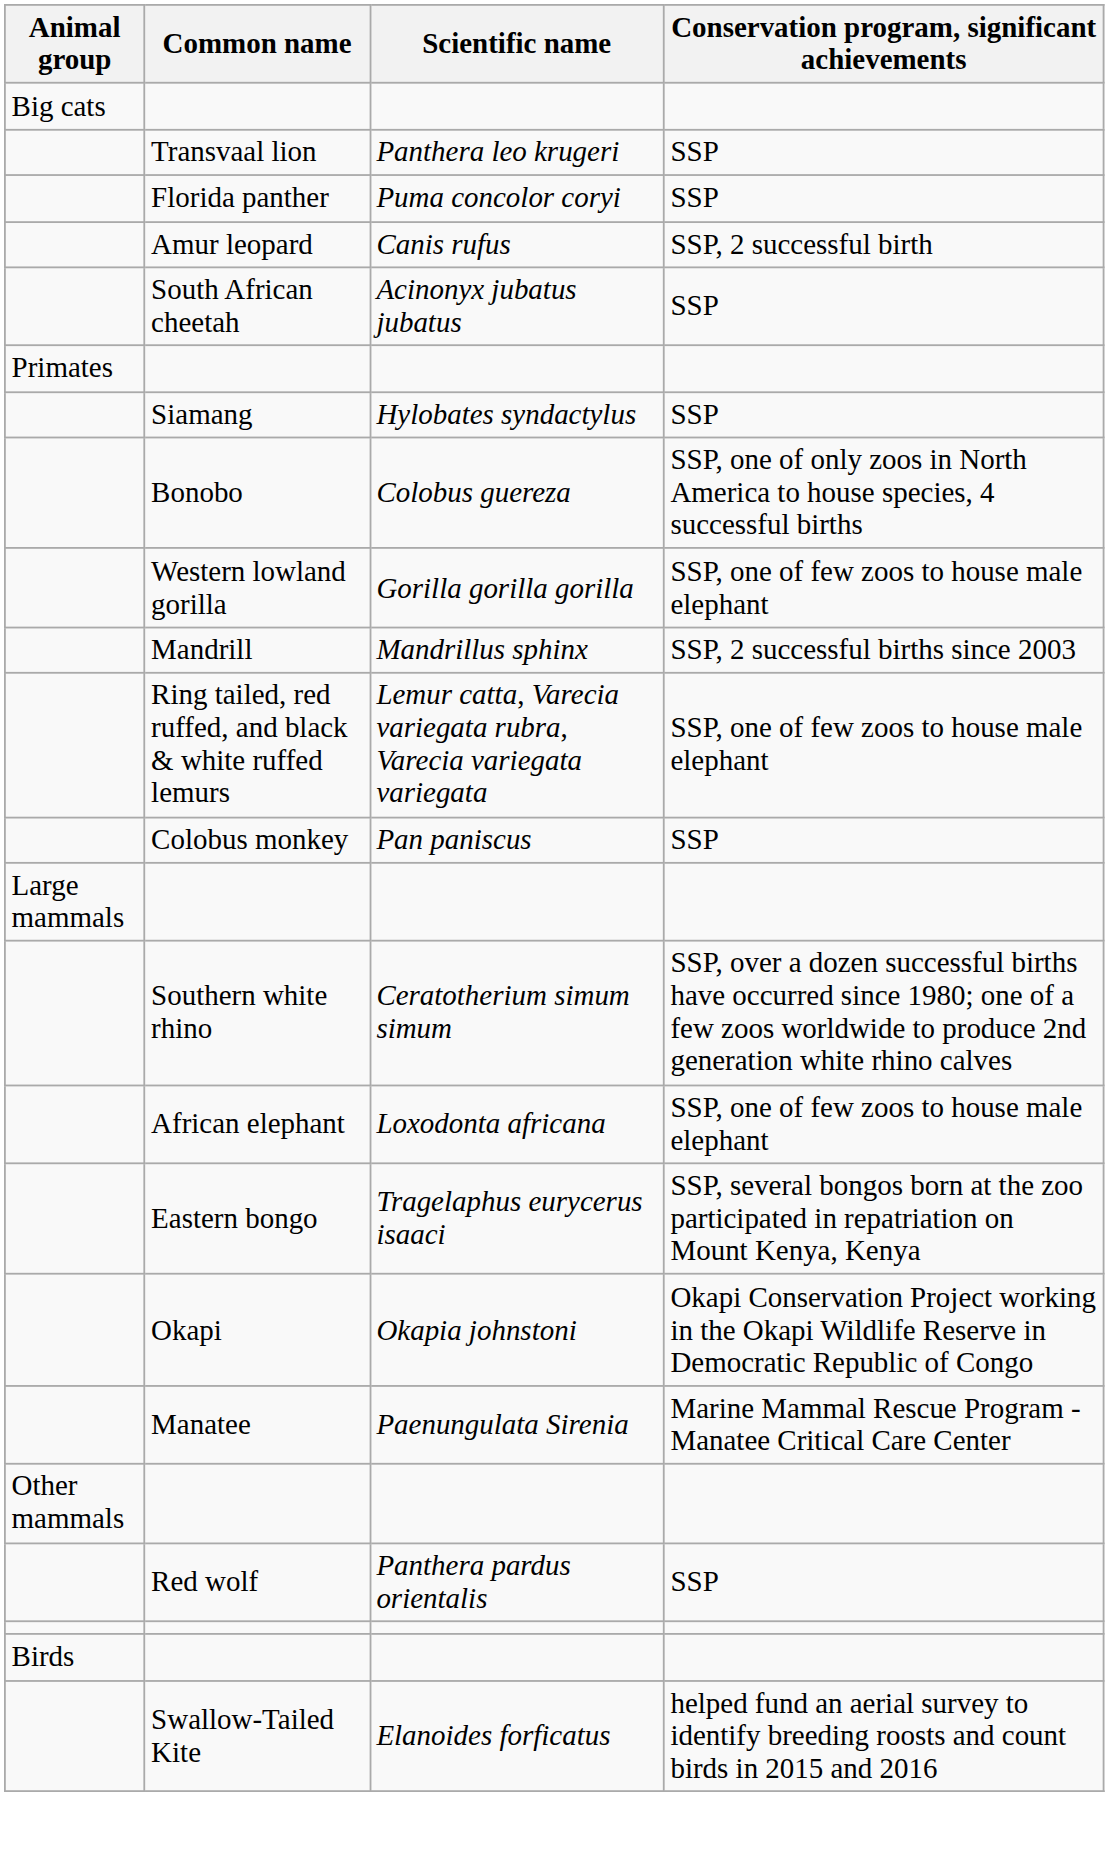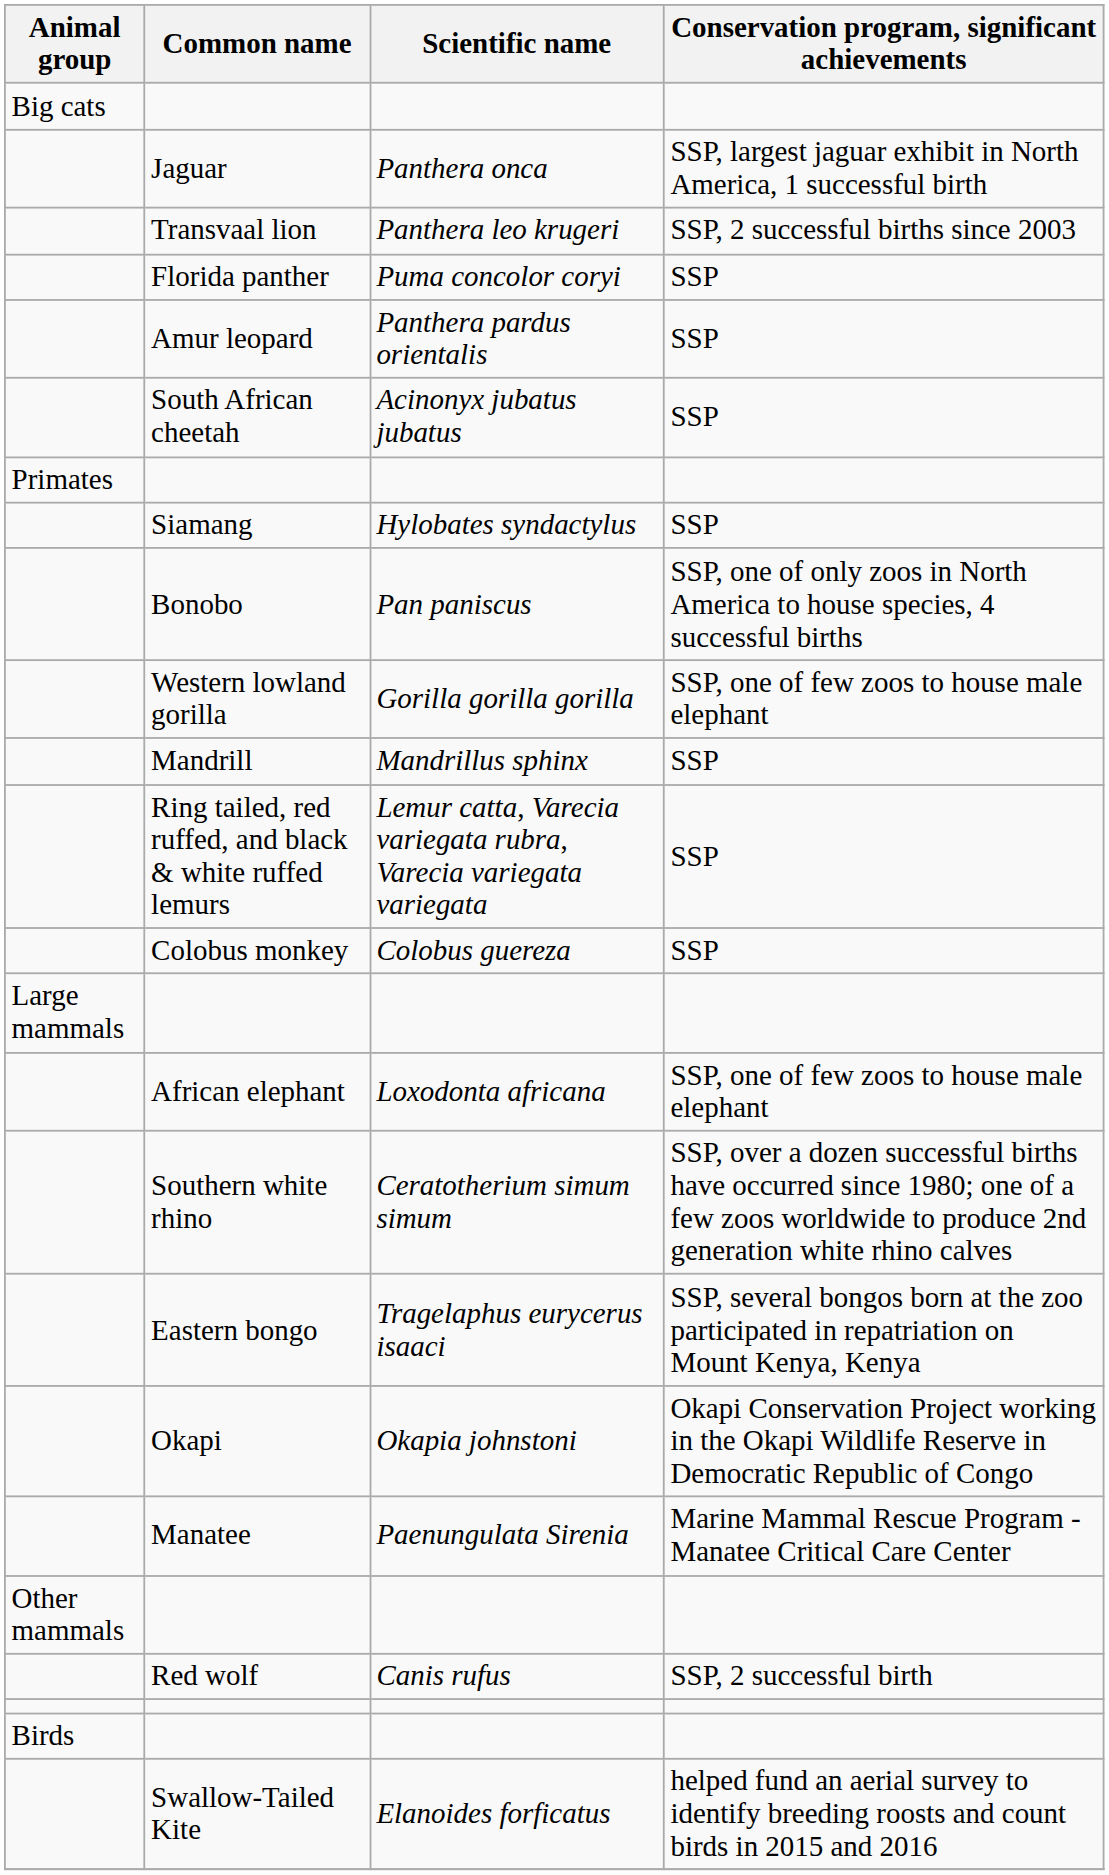+ row: (75, 169)
(695, 151) SSP -> (873, 230) SSP, 2 successful births since 2003
(444, 243) Canis rufus -> (474, 338) Panthera pardus orientalis
(802, 243) SSP, 2 successful birth -> (695, 338) SSP
(474, 492) Colobus guereza -> (454, 603) Pan paniscus
(873, 649) SSP, 2 successful births since 2003 -> (695, 760) SSP
(876, 744) SSP, one of few zoos to house male elephant -> (695, 855) SSP
(454, 839) Pan paniscus -> (474, 950) Colobus guereza
rows swapped: (75, 1124) <-> (75, 1013)
(474, 1581) Panthera pardus orientalis -> (444, 1676) Canis rufus
(695, 1581) SSP -> (802, 1676) SSP, 2 successful birth
